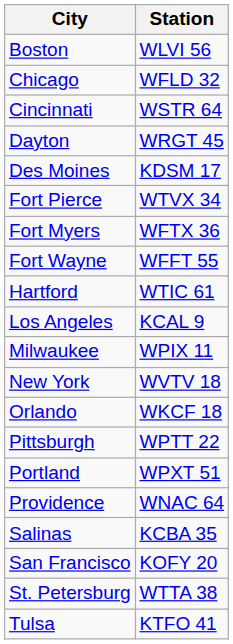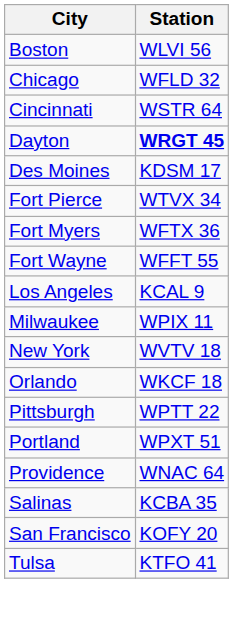(182, 140) normal -> (182, 140) bold
- row: (43, 291)
- row: (70, 593)
